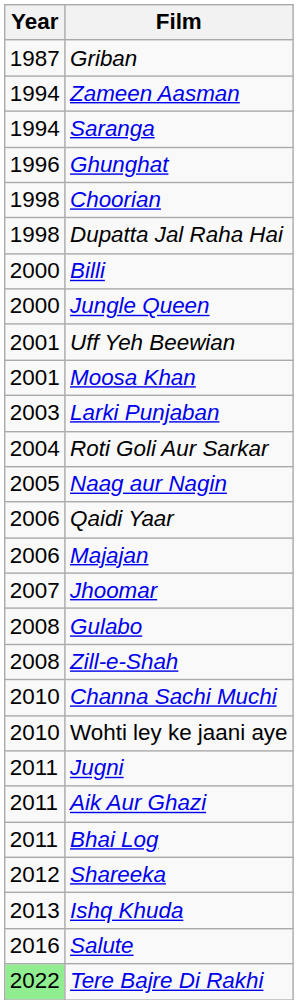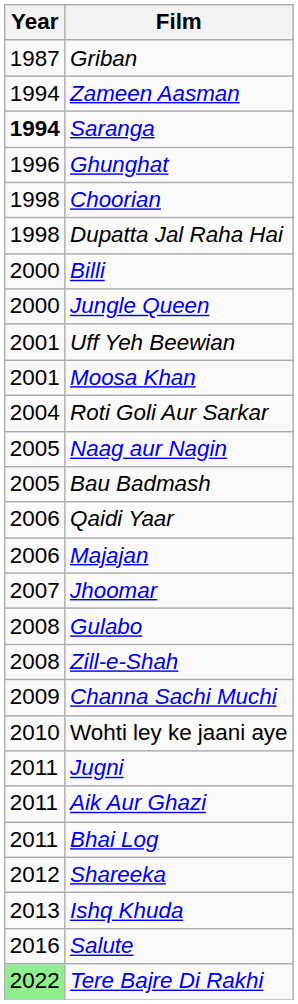(35, 128) normal -> (35, 128) bold
- row: (145, 413)
+ row: (140, 484)
(35, 697) 2010 -> (35, 697) 2009
